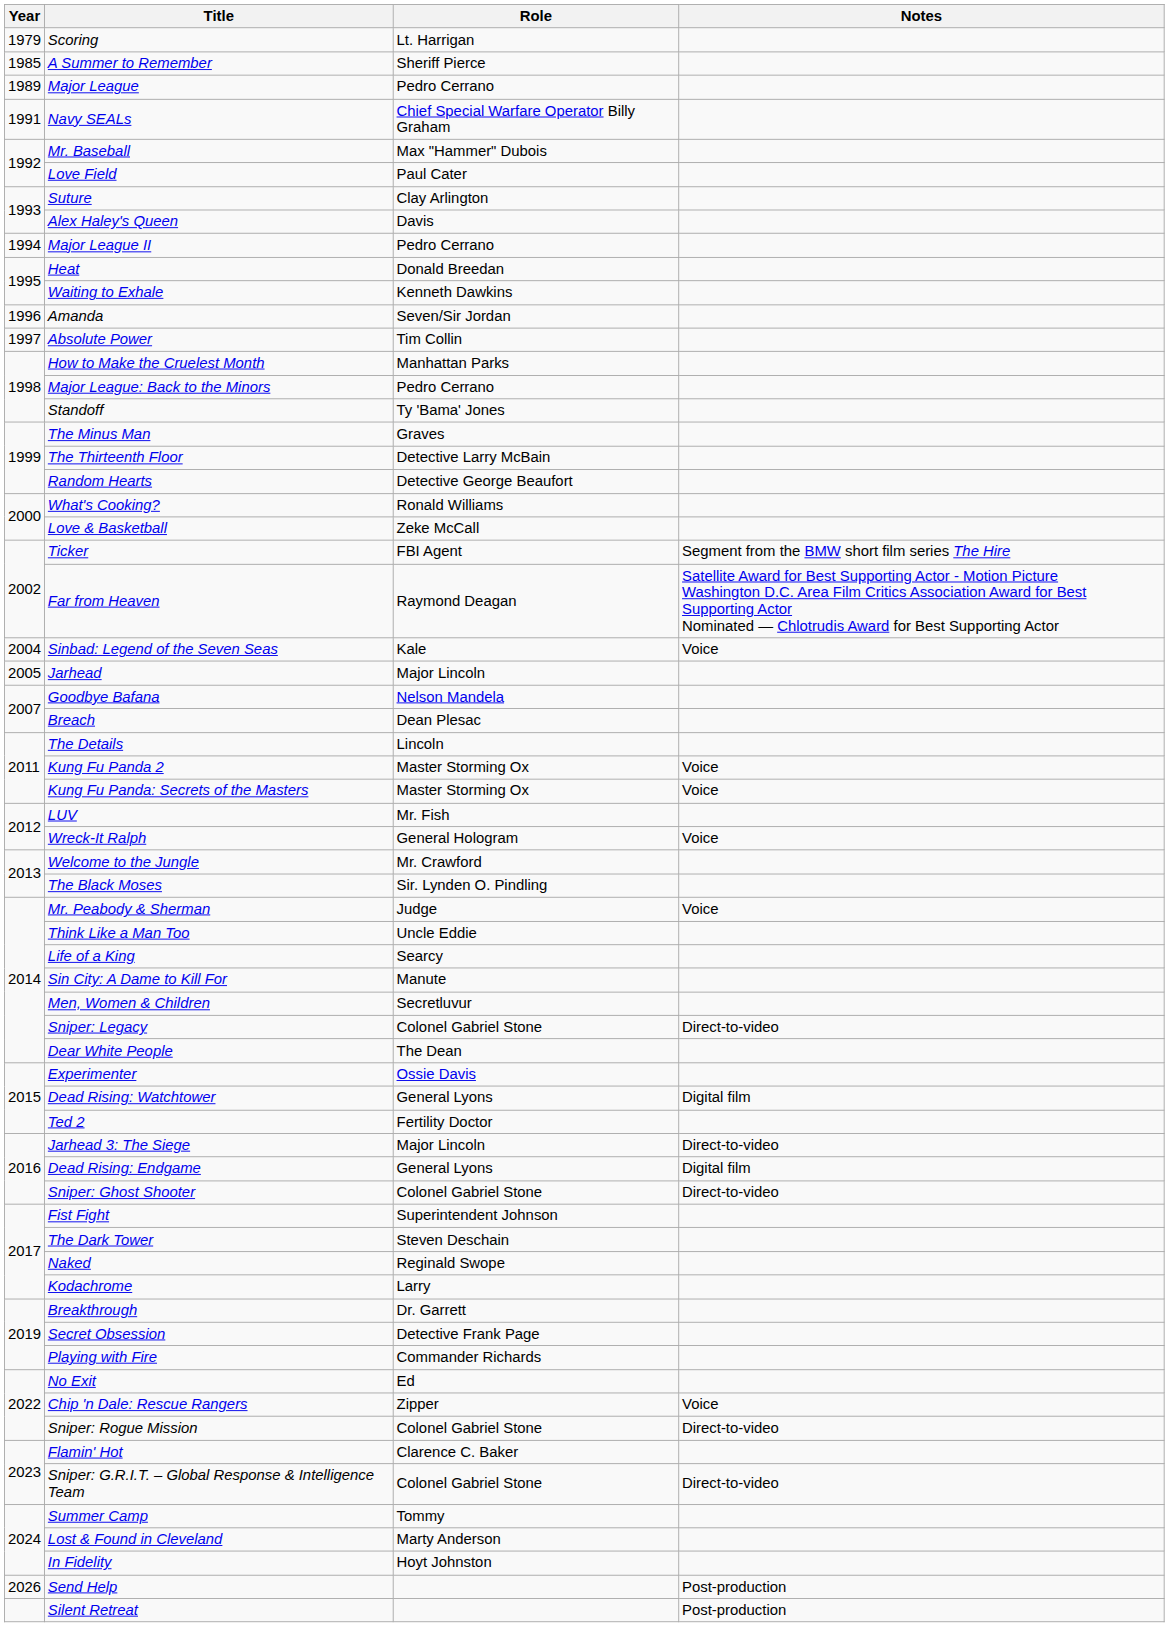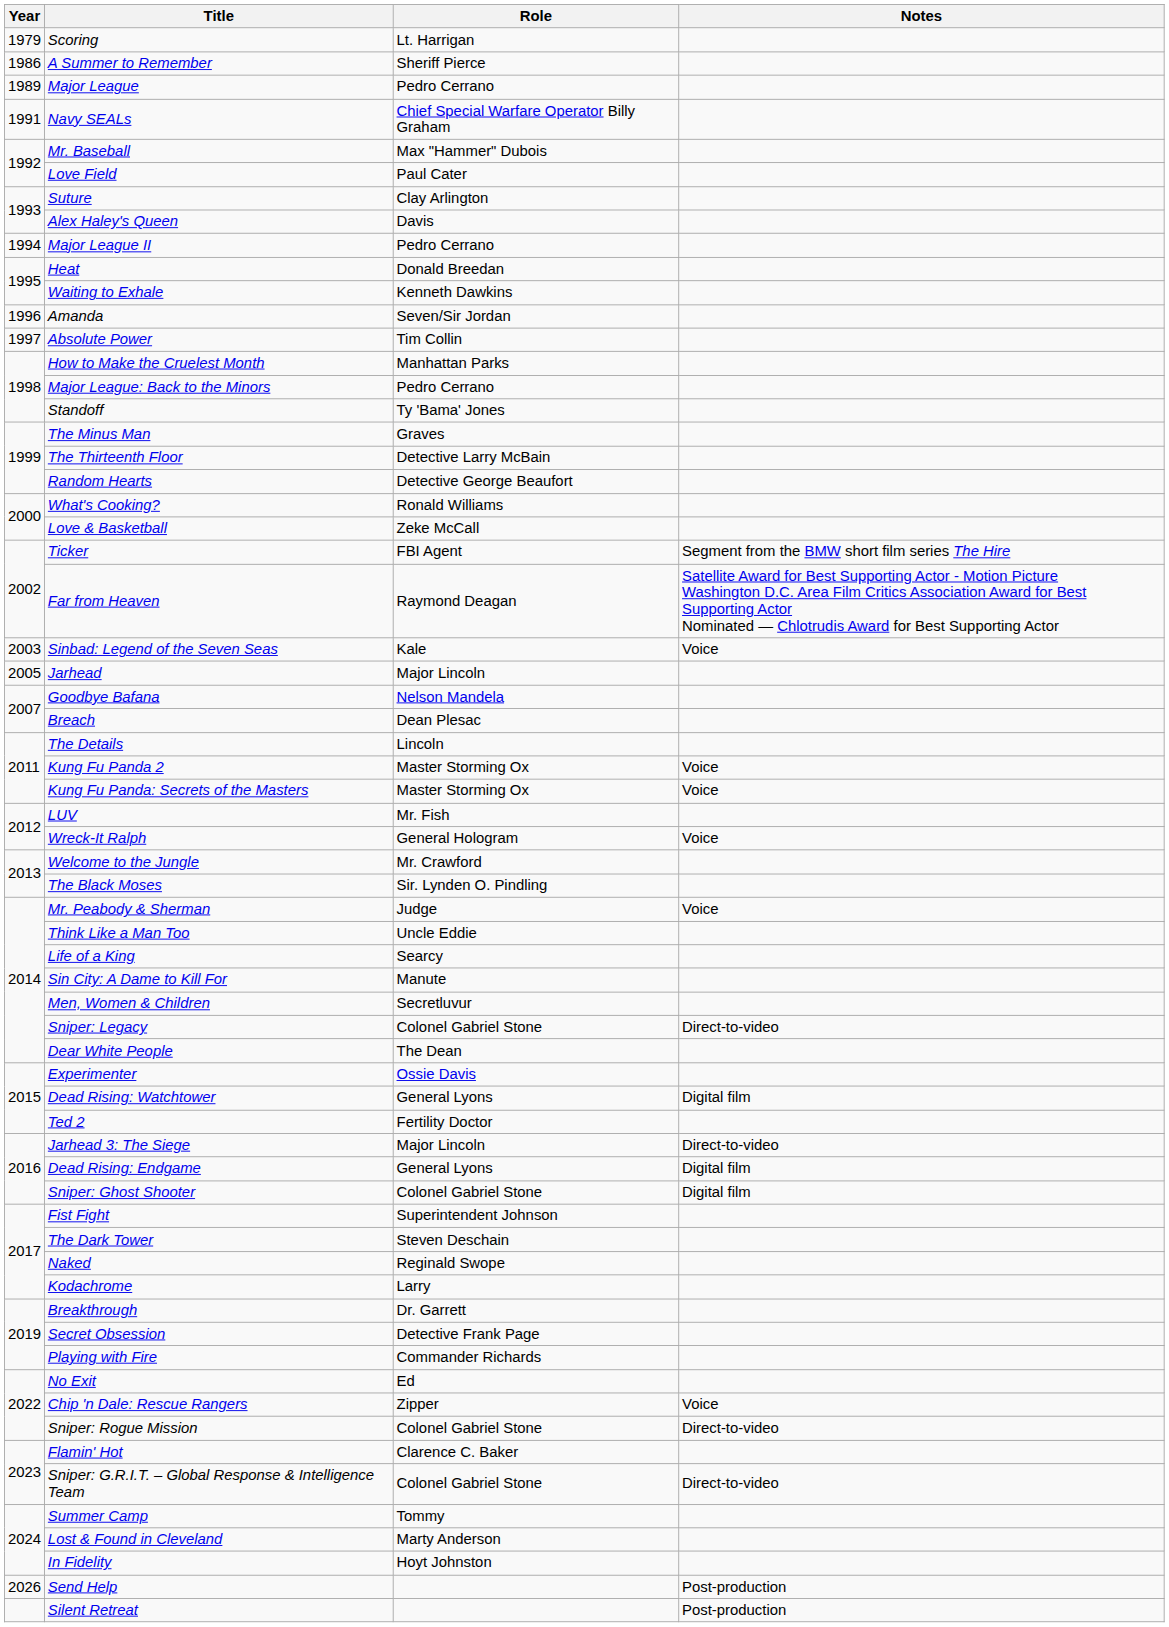(24, 63) 1985 -> (24, 63) 1986
(24, 649) 2004 -> (24, 649) 2003
(730, 1192) Direct-to-video -> (716, 1192) Digital film
